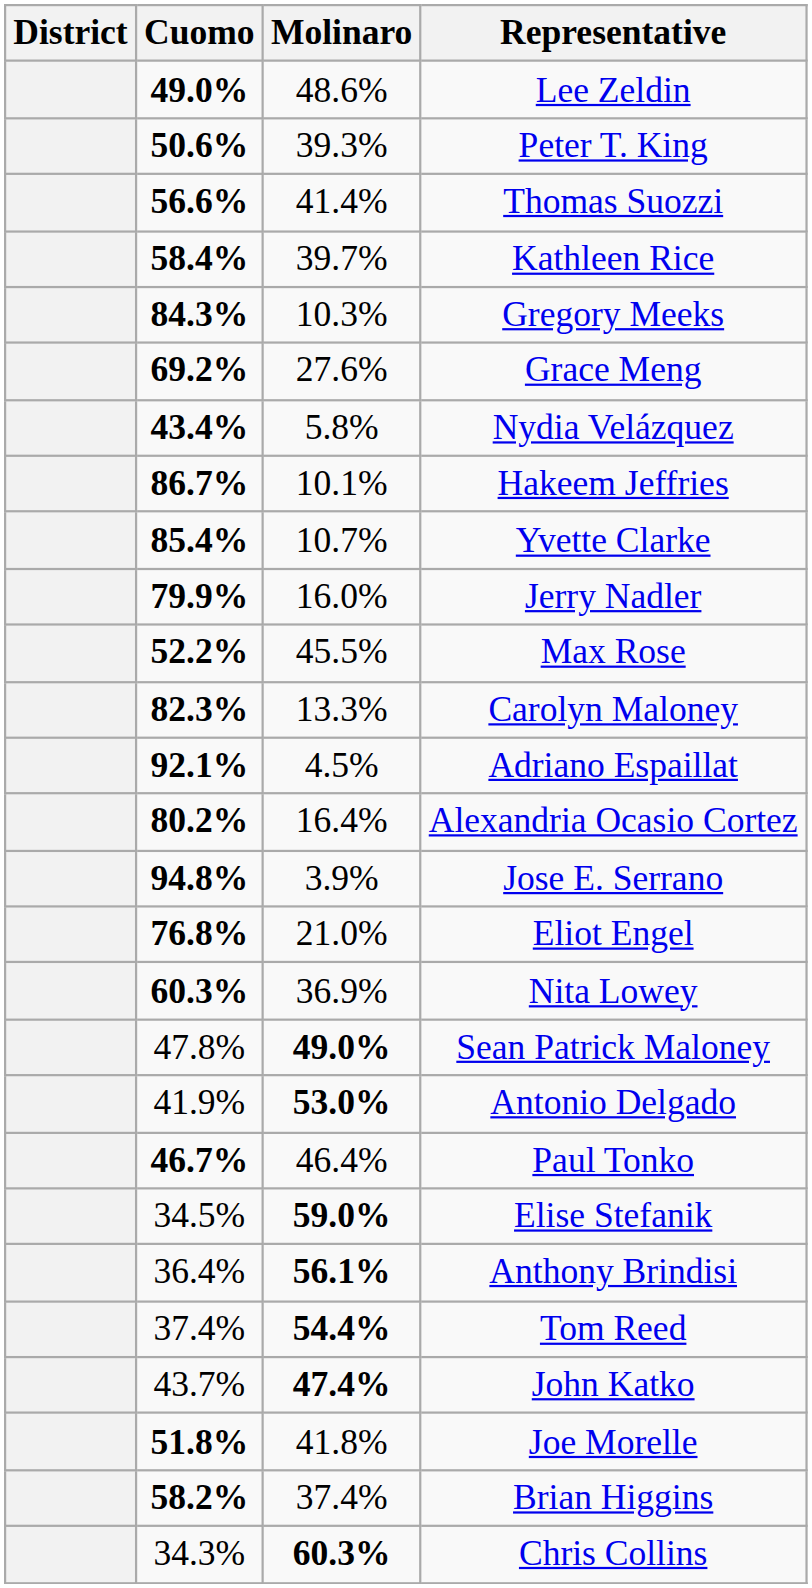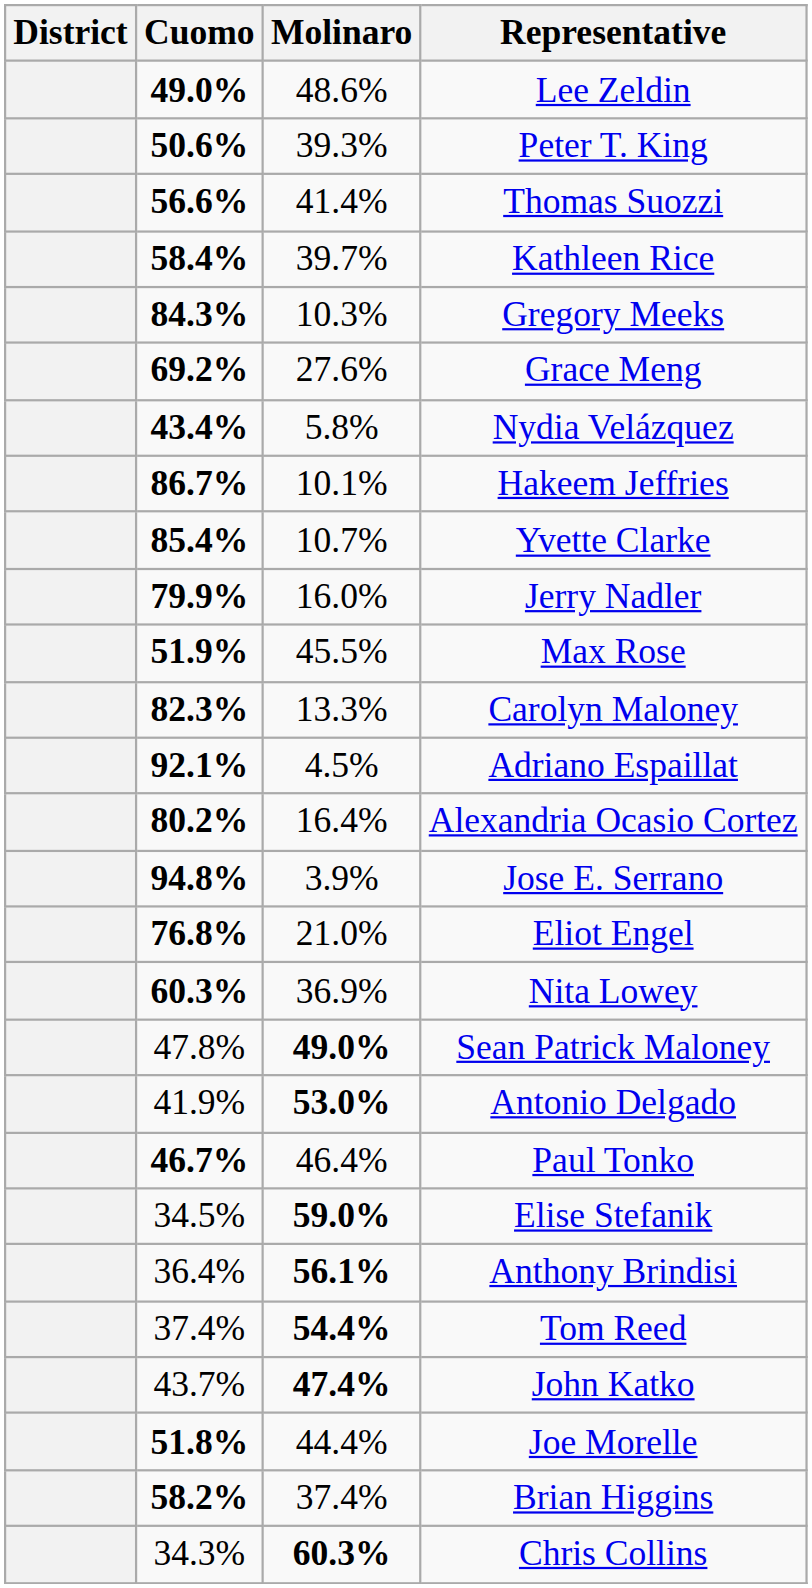(199, 652) 52.2% -> (199, 652) 51.9%
(342, 1440) 41.8% -> (342, 1440) 44.4%
